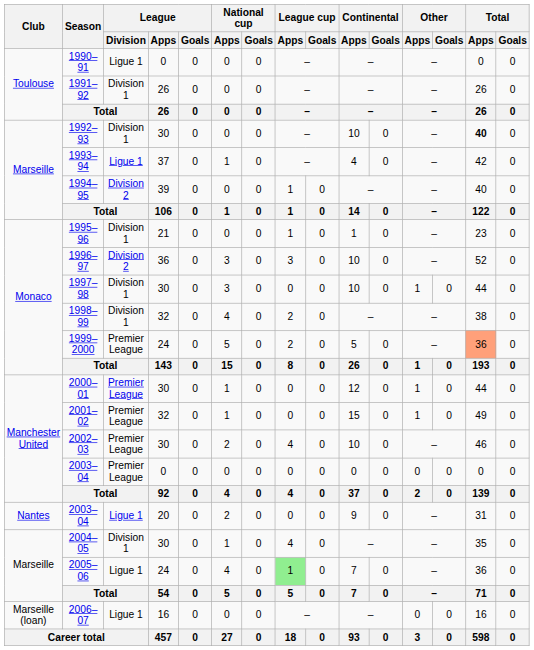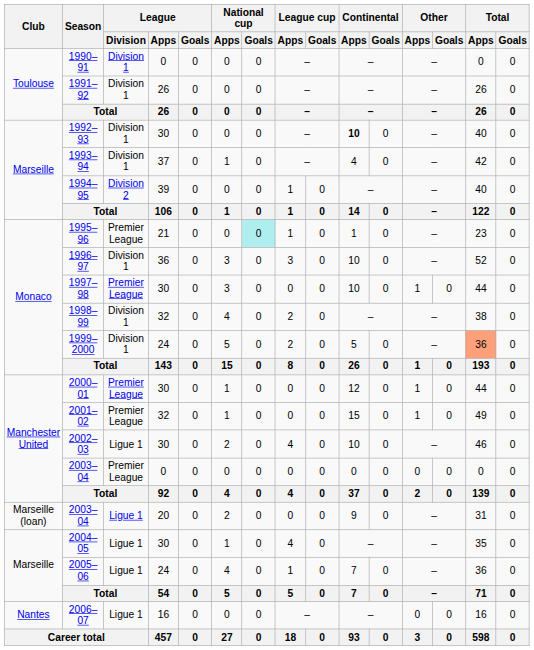(126, 62) Ligue 1 -> (126, 62) Division 1
(354, 134) normal -> (354, 134) bold
(481, 134) bold -> (481, 134) normal
(126, 161) Ligue 1 -> (126, 161) Division 1
(126, 233) Division 1 -> (126, 233) Premier League
(259, 233) no background -> (259, 233) paleturquoise background
(126, 261) Division 2 -> (126, 261) Division 1
(126, 289) Division 1 -> (126, 289) Premier League
(126, 344) Premier League -> (126, 344) Division 1
(126, 444) Premier League -> (126, 444) Ligue 1
(33, 515) Nantes -> (33, 515) Marseille (loan)
(126, 543) Division 1 -> (126, 543) Ligue 1
(290, 571) lightgreen background -> (290, 571) no background
(33, 615) Marseille (loan) -> (33, 615) Nantes
